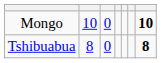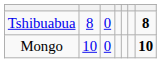rows swapped: (42, 22) <-> (42, 46)
